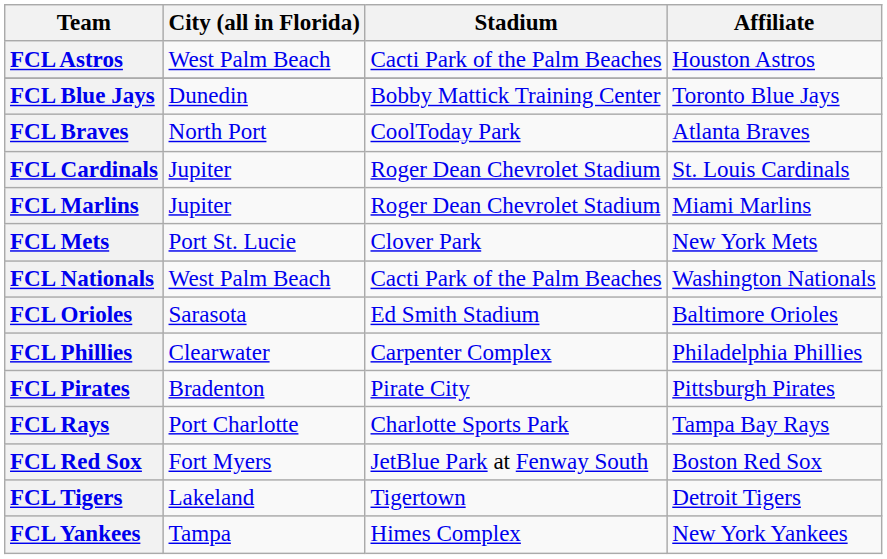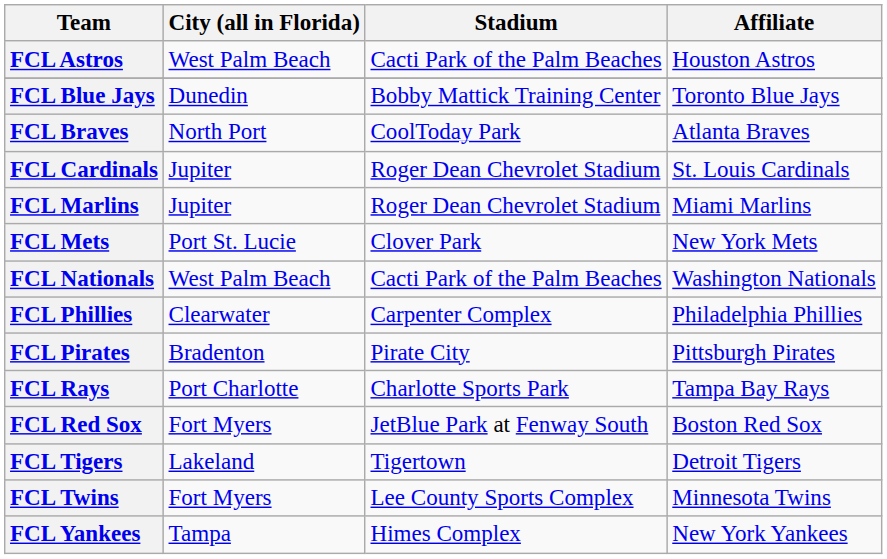- row: (71, 315)
+ row: (64, 497)
